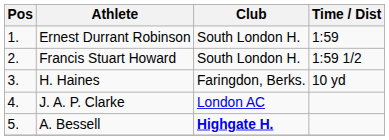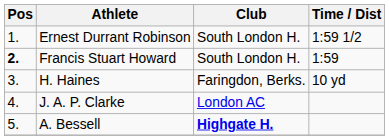(325, 37) 1:59 -> (337, 37) 1:59 1/2
(13, 59) normal -> (13, 59) bold
(337, 59) 1:59 1/2 -> (325, 59) 1:59
